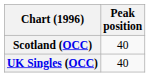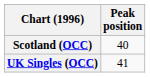(123, 63) 40 -> (123, 63) 41
